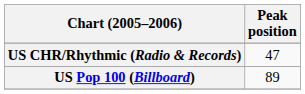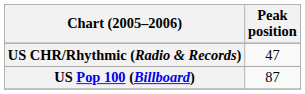(272, 77) 89 -> (272, 77) 87
